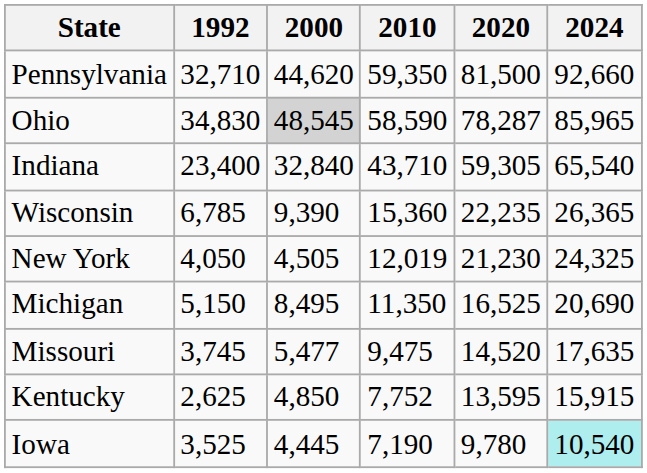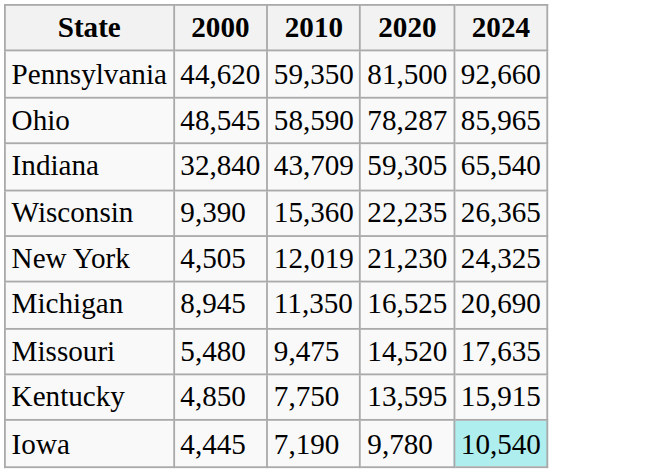- column: (220, 27)
(314, 119) lightgrey background -> (220, 119) no background
(407, 166) 43,710 -> (314, 166) 43,709
(307, 304) 8,495 -> (213, 304) 8,945
(307, 350) 5,477 -> (213, 350) 5,480
(400, 397) 7,752 -> (307, 397) 7,750
